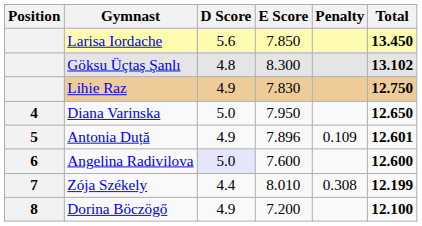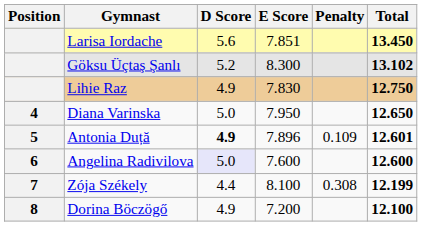(283, 40) 7.850 -> (283, 40) 7.851
(226, 64) 4.8 -> (226, 64) 5.2
(226, 137) normal -> (226, 137) bold
(283, 185) 8.010 -> (283, 185) 8.100
